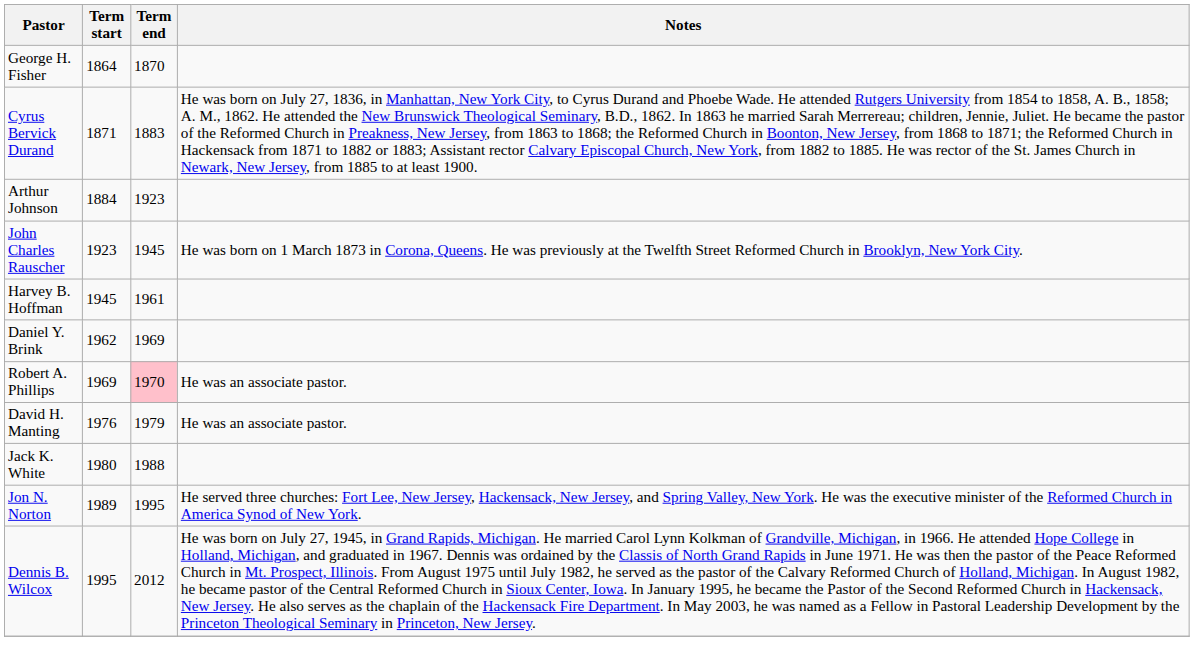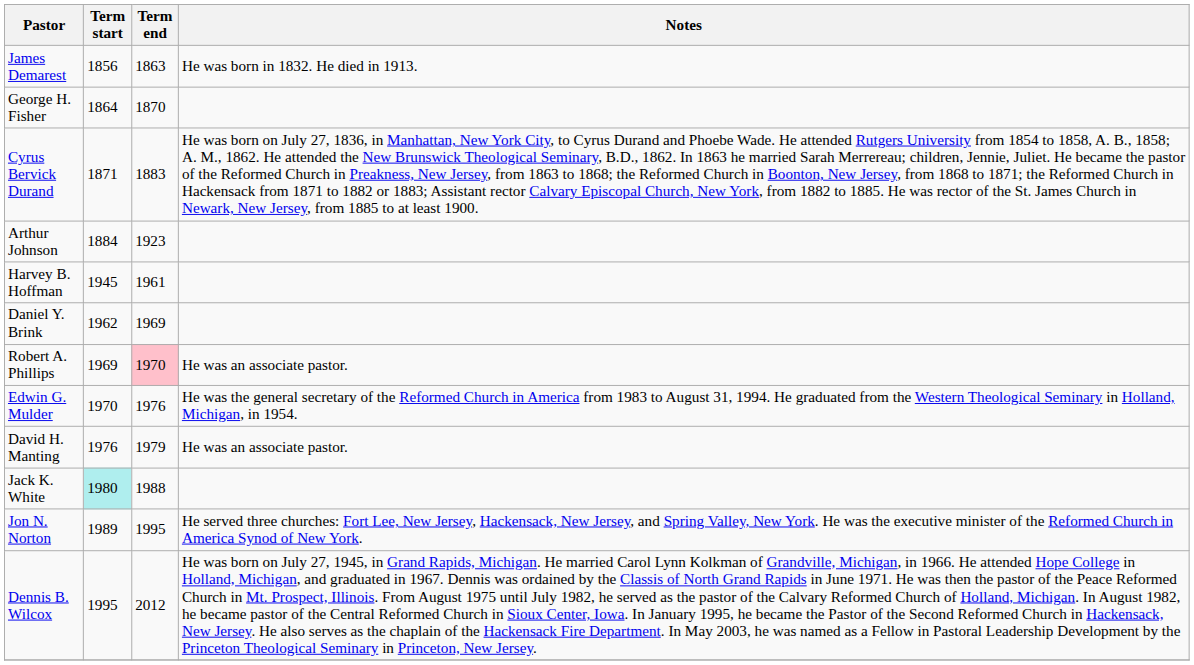+ row: (37, 66)
- row: (36, 249)
+ row: (37, 406)
(101, 464) no background -> (102, 488) paleturquoise background
